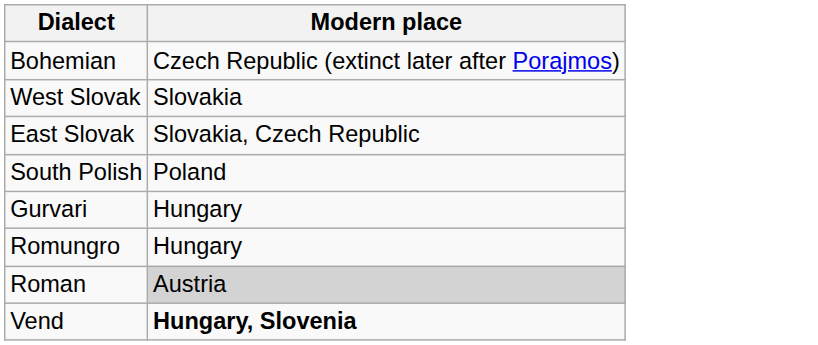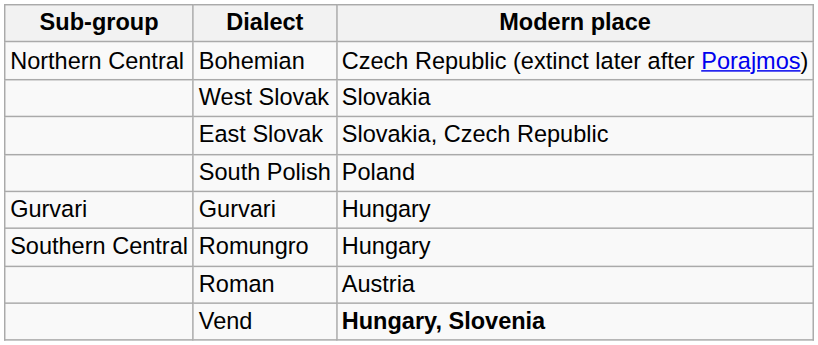+ column: (99, 23)
(190, 284) lightgrey background -> (378, 284) no background
